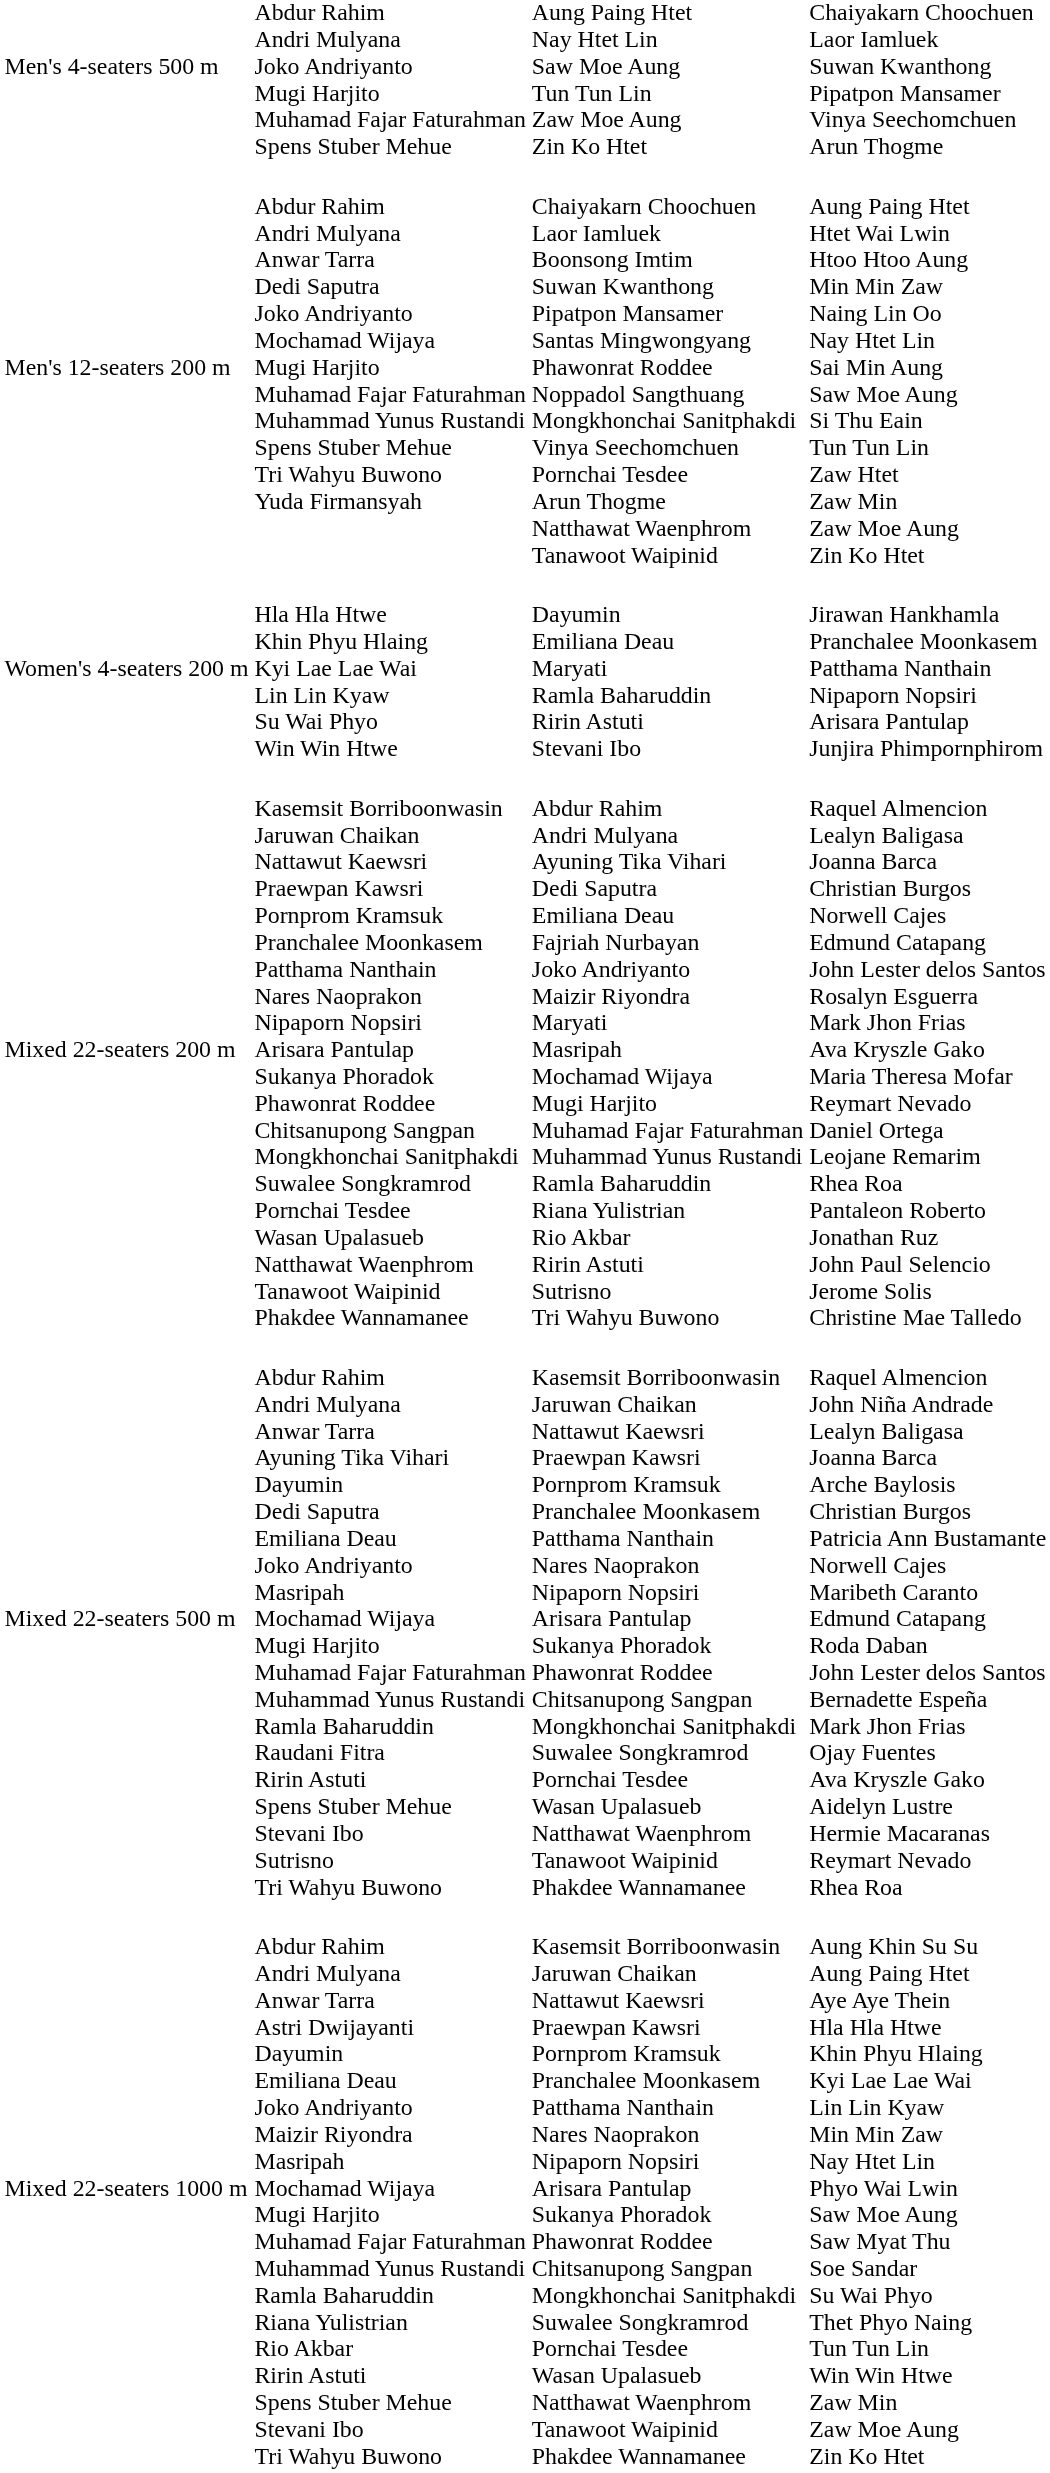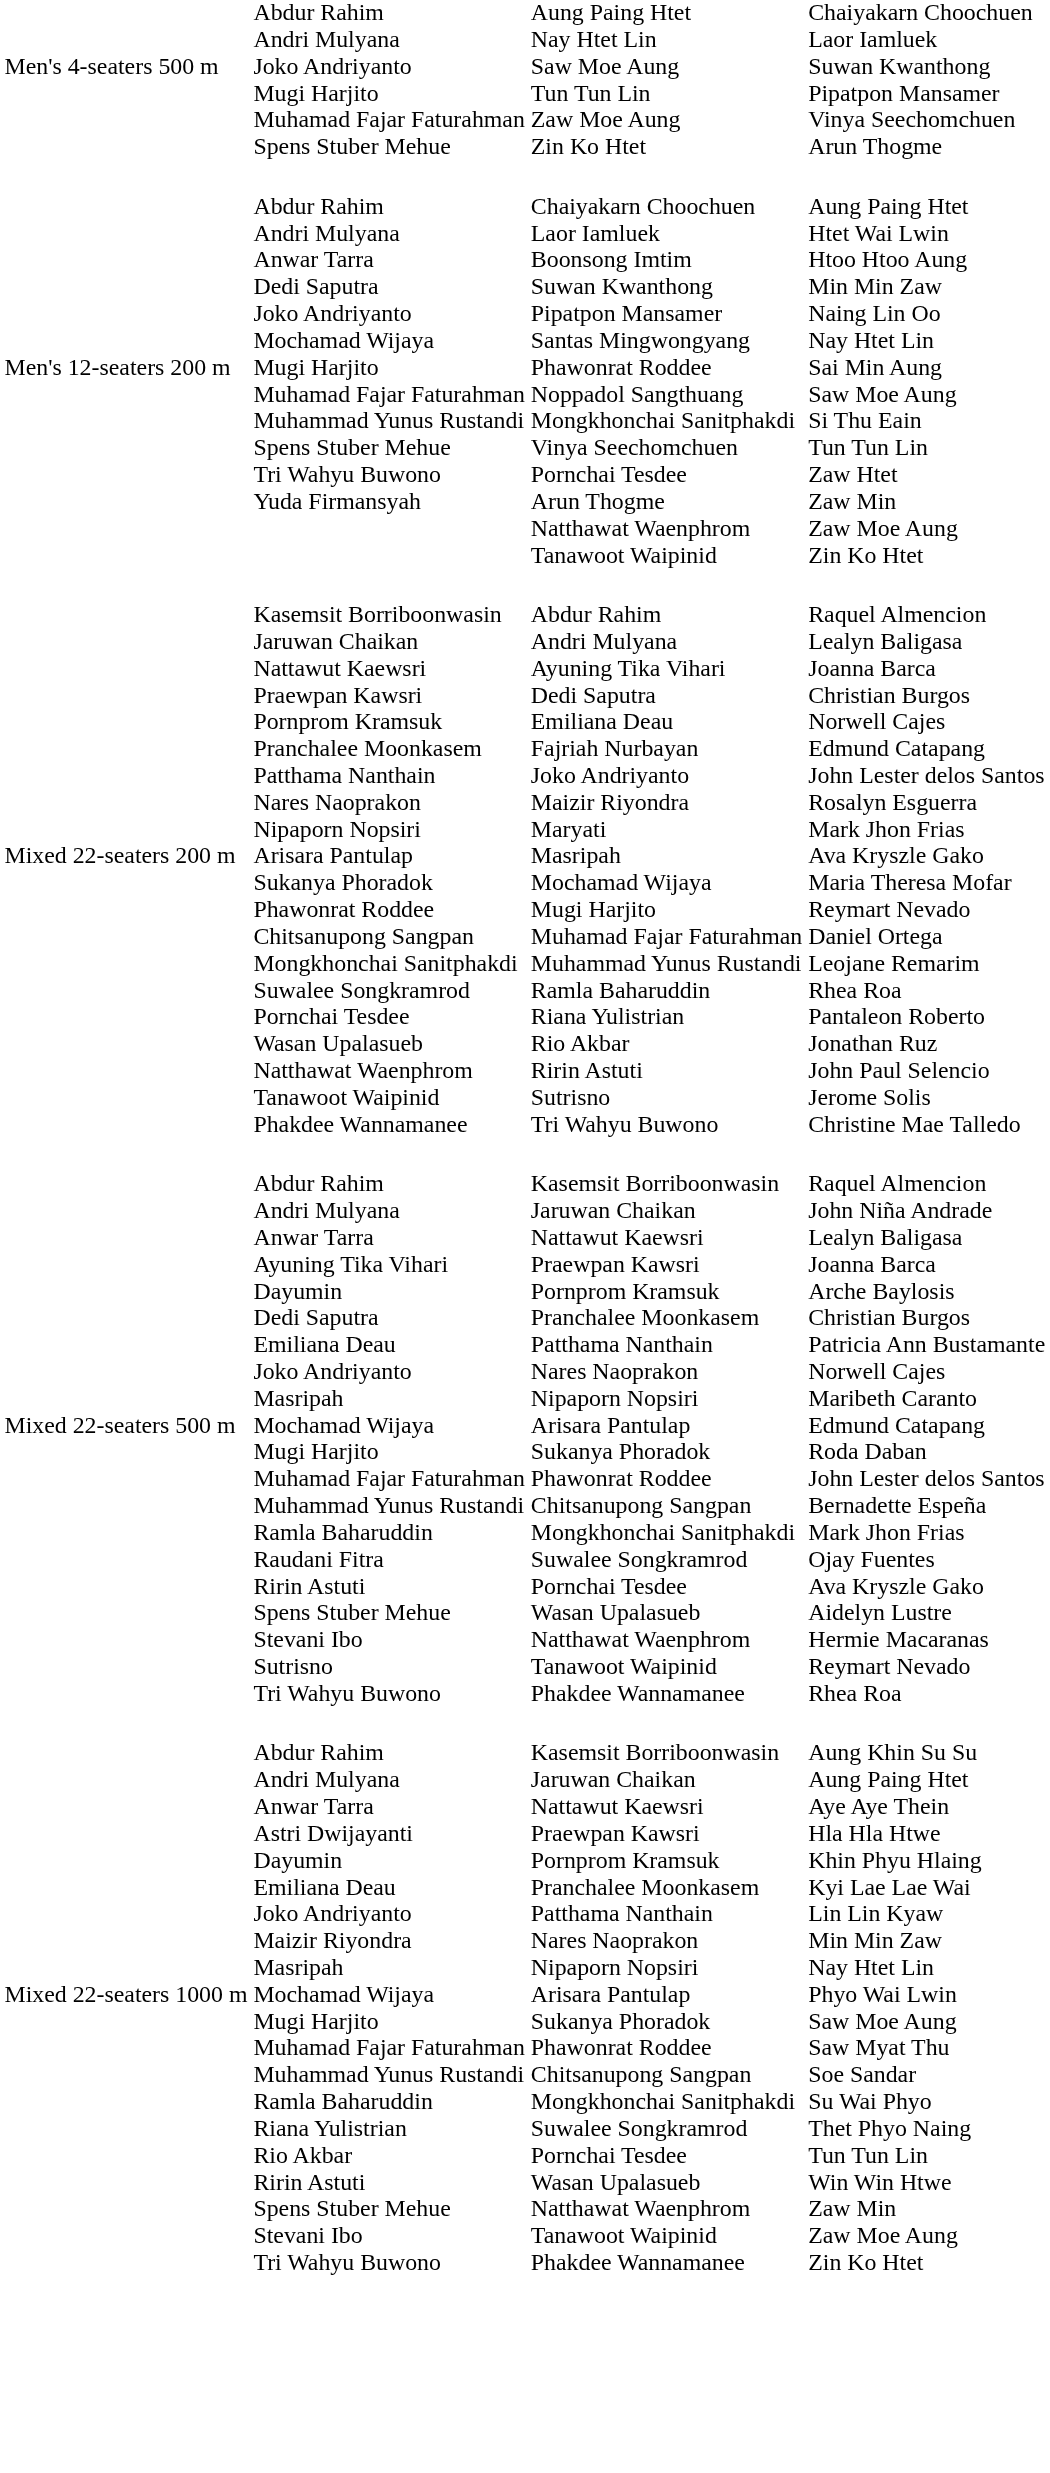- row: (126, 668)
